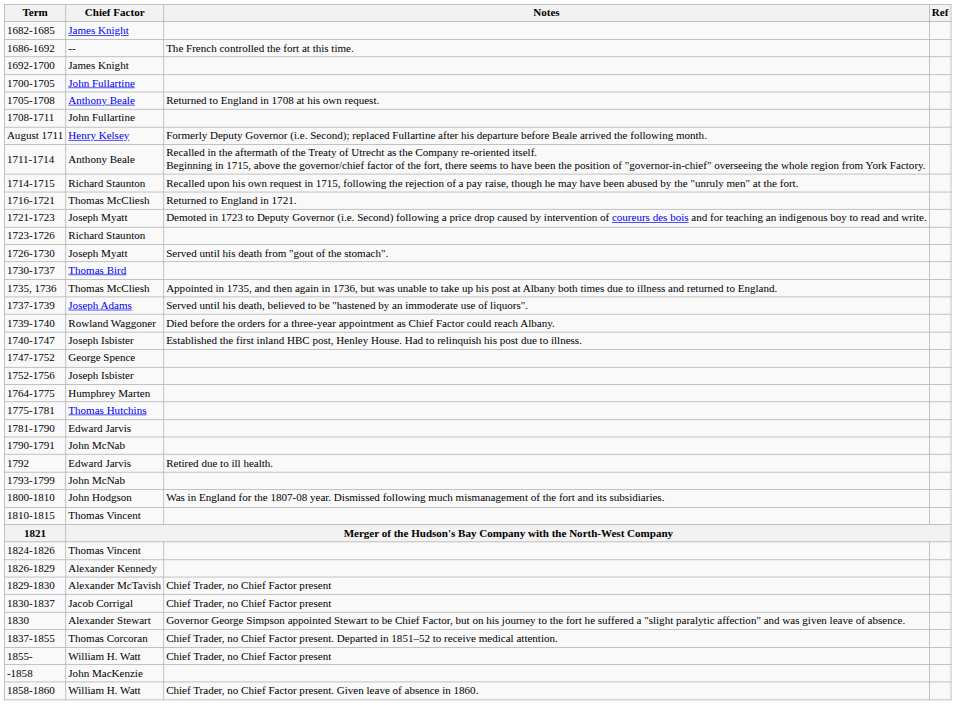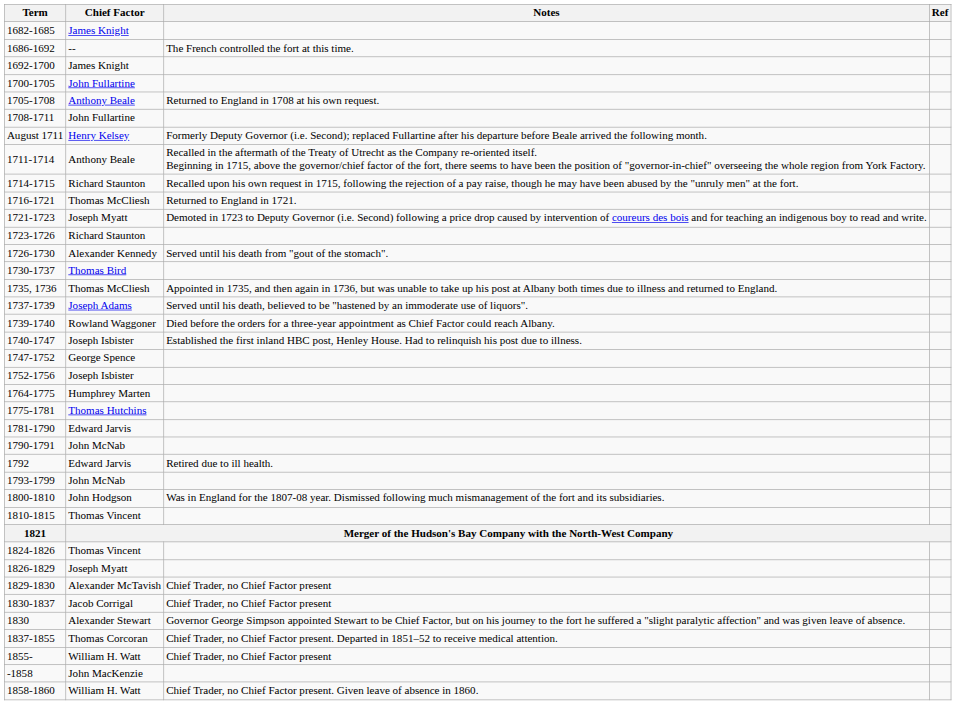(98, 253) Joseph Myatt -> (113, 253) Alexander Kennedy
(113, 568) Alexander Kennedy -> (98, 568) Joseph Myatt
